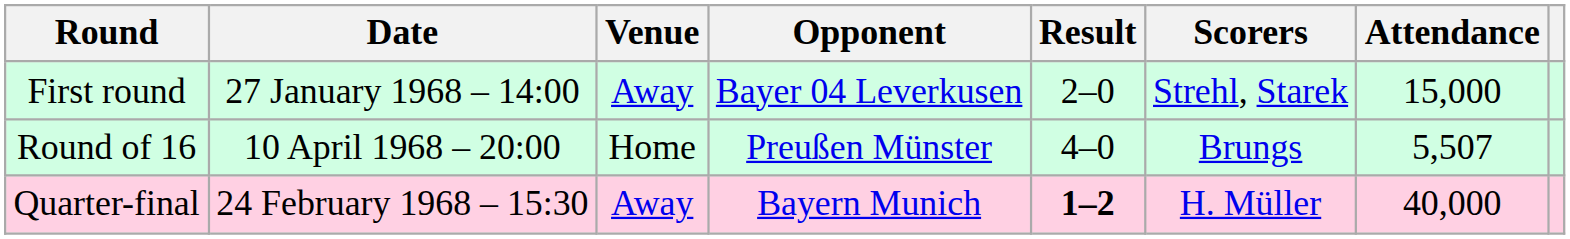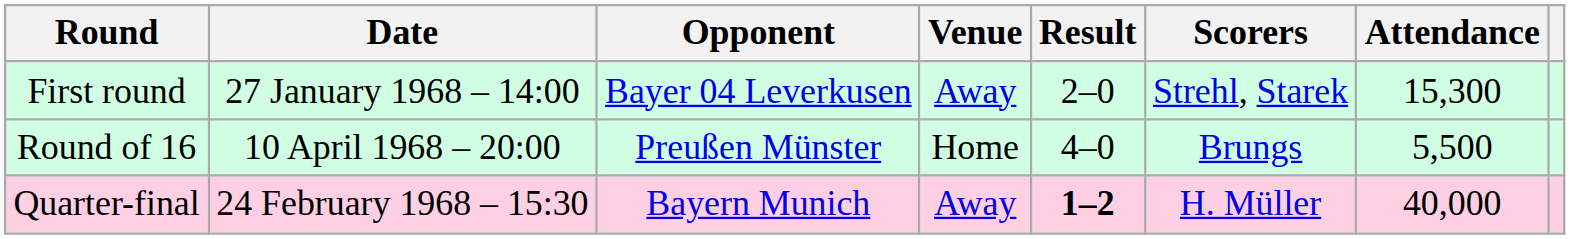columns swapped: (869, 32) <-> (652, 32)
(1452, 89) 15,000 -> (1452, 89) 15,300
(1452, 146) 5,507 -> (1452, 146) 5,500
